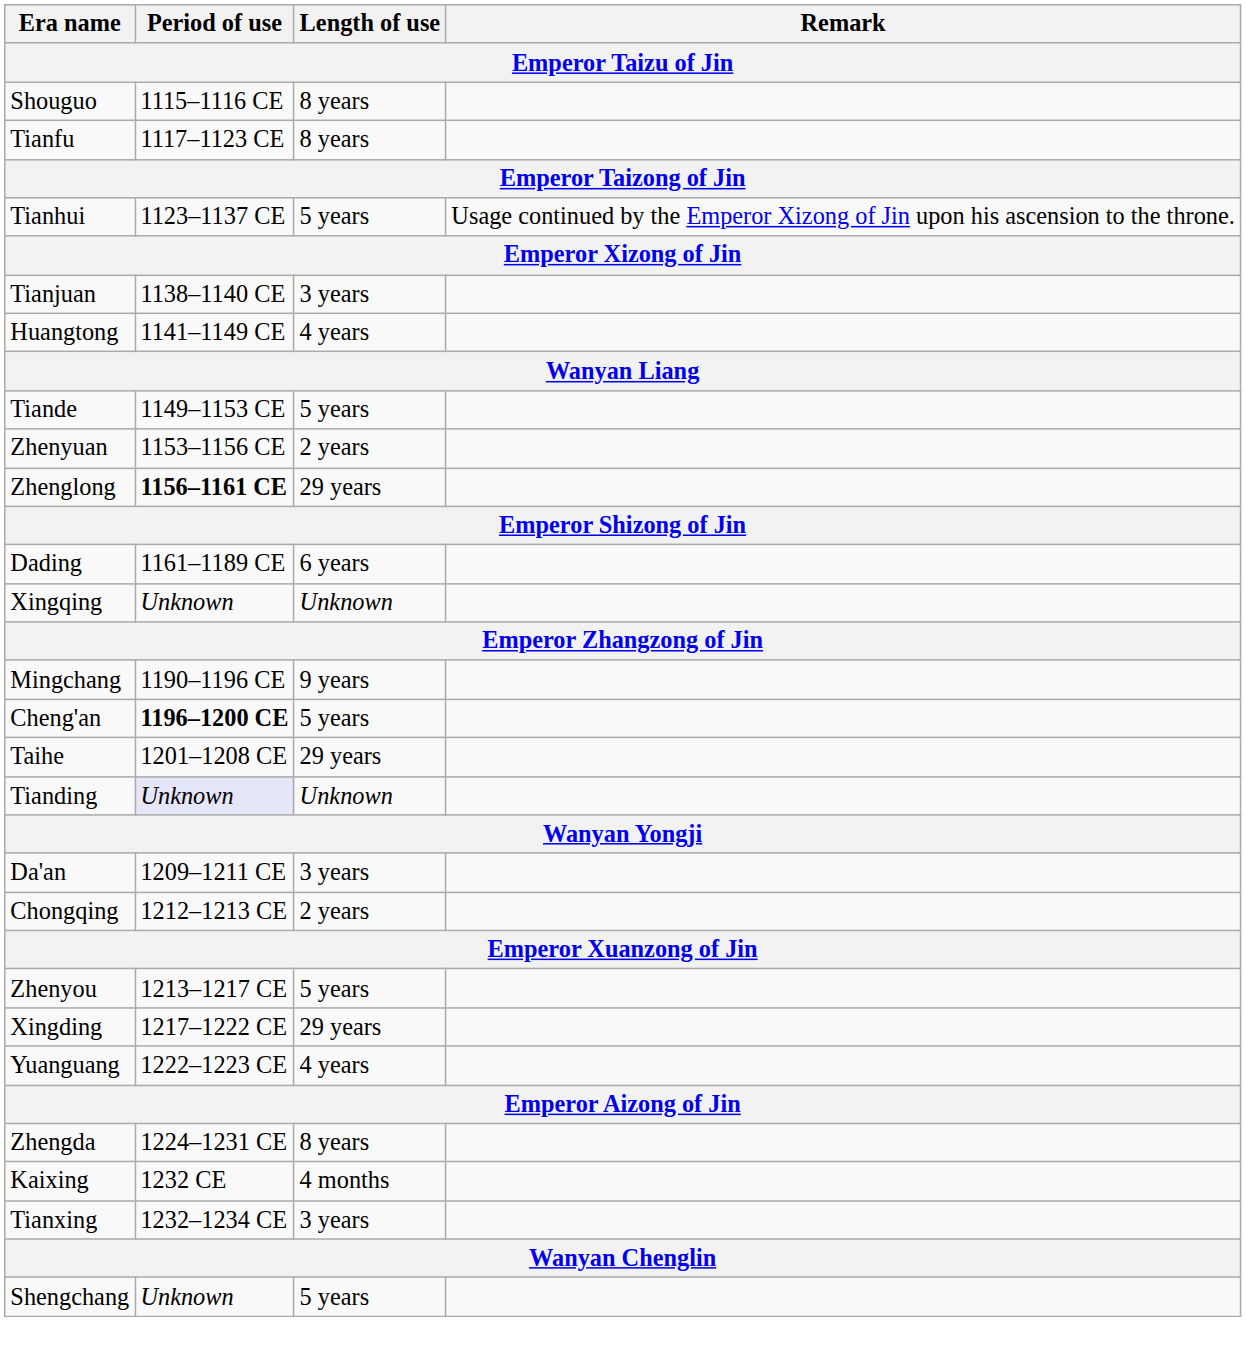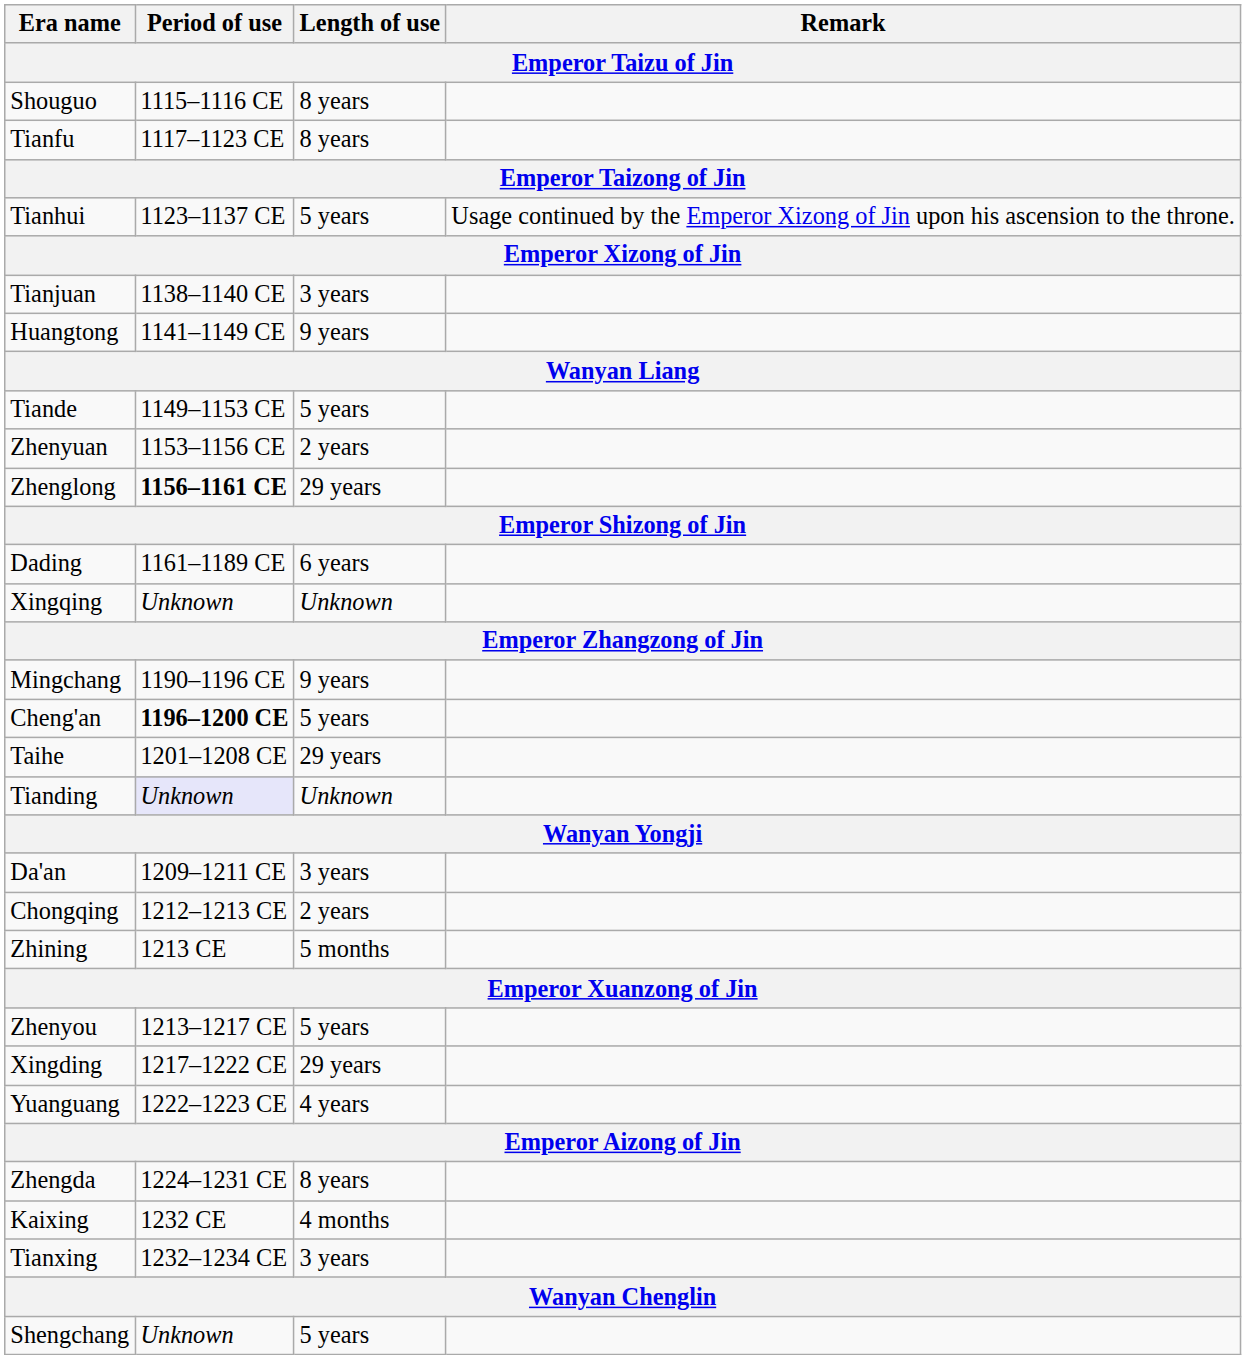(334, 332) 4 years -> (334, 332) 9 years
+ row: (49, 949)
